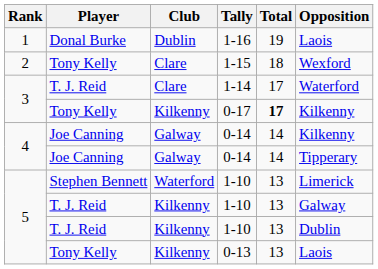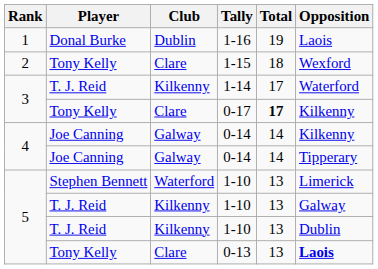(170, 87) Clare -> (182, 87) Kilkenny
(182, 110) Kilkenny -> (170, 110) Clare
(182, 252) Kilkenny -> (170, 252) Clare
(316, 252) normal -> (316, 252) bold
